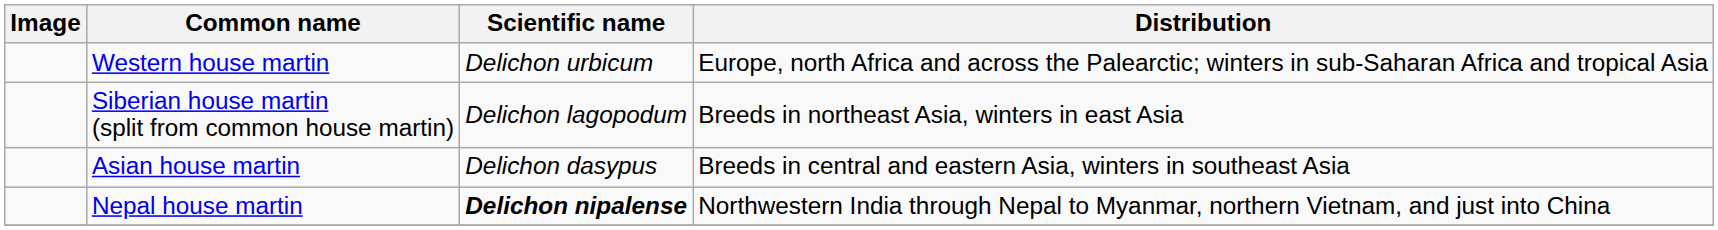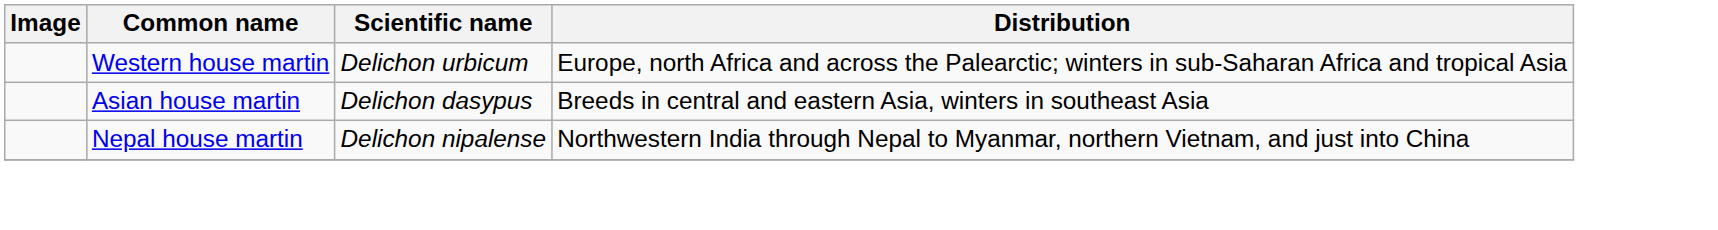- row: (273, 114)
(576, 205) bold -> (443, 139) normal
